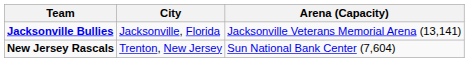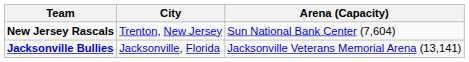rows swapped: (60, 31) <-> (60, 48)
